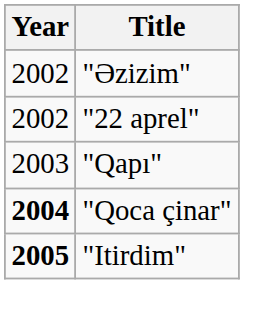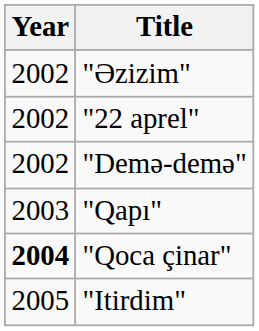+ row: (165, 164)
(40, 255) bold -> (40, 301) normal
